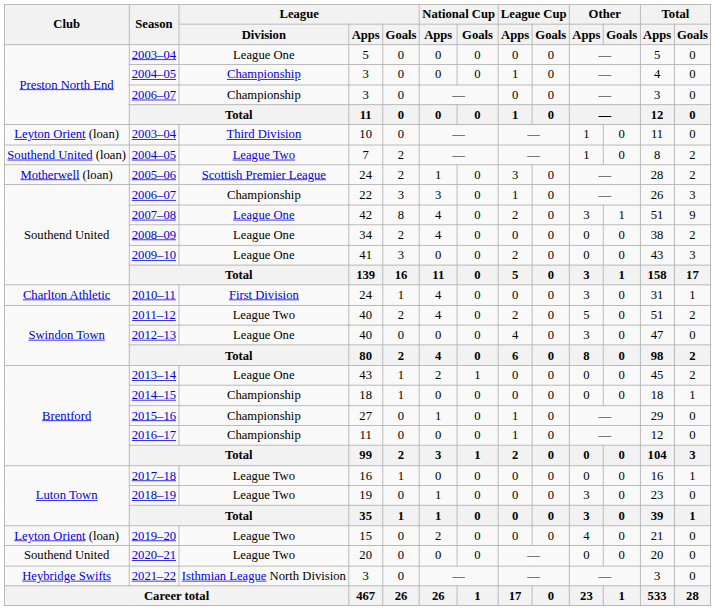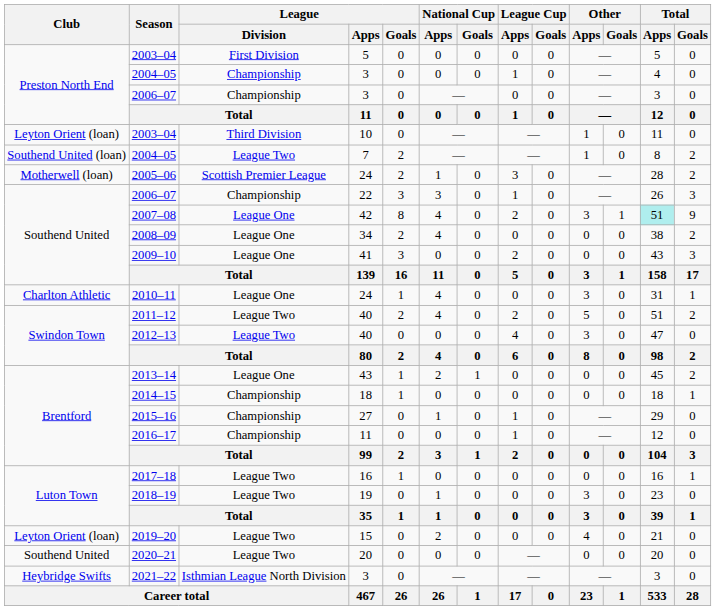(264, 54) League One -> (264, 54) First Division
(657, 214) no background -> (657, 214) paleturquoise background
(264, 295) First Division -> (264, 295) League One
(264, 335) League One -> (264, 335) League Two
